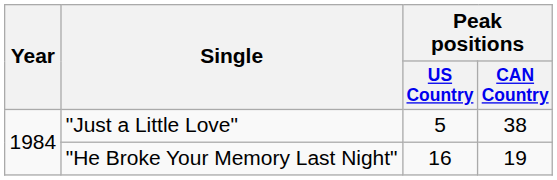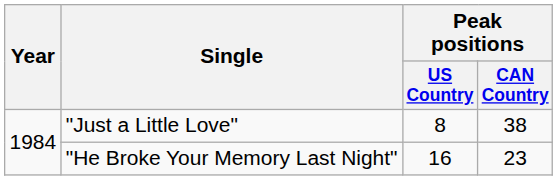(440, 125) 5 -> (440, 125) 8
(515, 158) 19 -> (515, 158) 23
